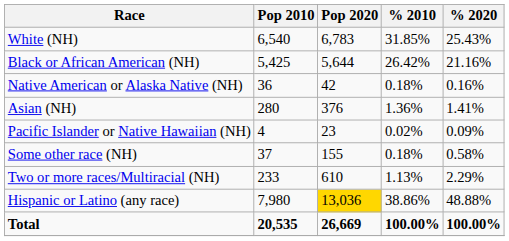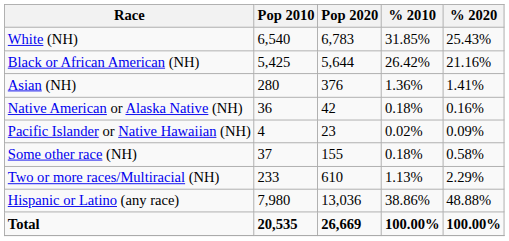rows swapped: (125, 85) <-> (42, 108)
(341, 200) gold background -> (341, 200) no background
